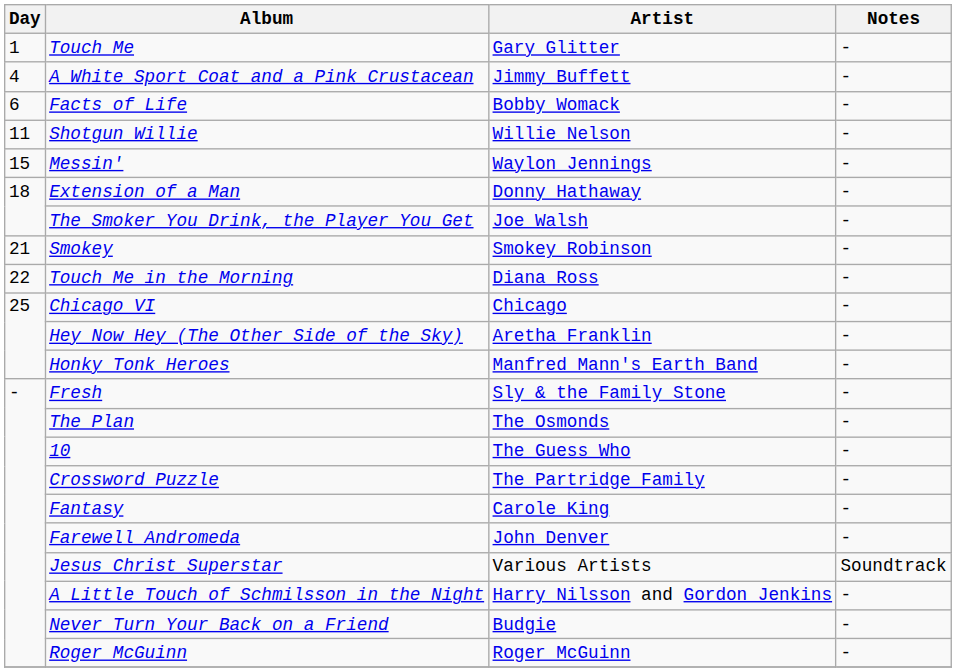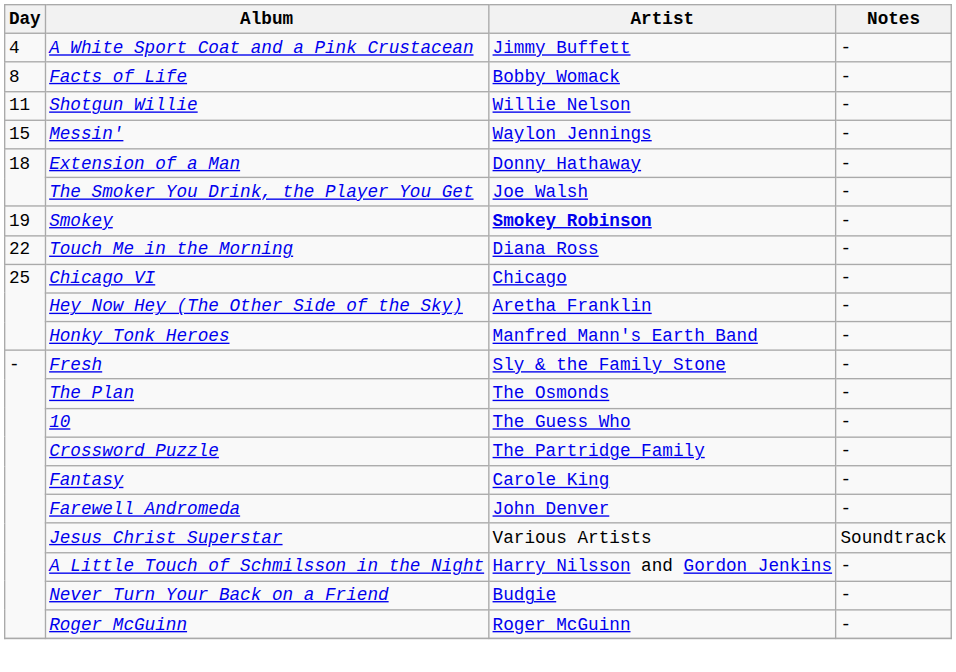- row: (92, 48)
(14, 106) 6 -> (14, 77) 8
(20, 250) 21 -> (20, 221) 19
(572, 250) normal -> (572, 221) bold
